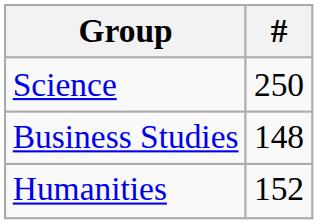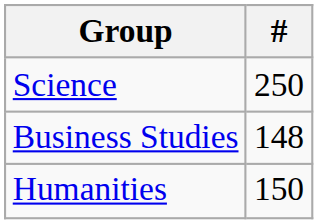(279, 190) 152 -> (279, 190) 150
